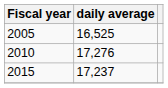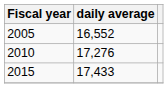(95, 33) 16,525 -> (95, 33) 16,552
(95, 72) 17,237 -> (95, 72) 17,433
